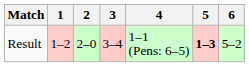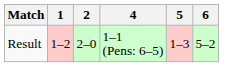- column: (113, 15)
(206, 43) bold -> (180, 43) normal
